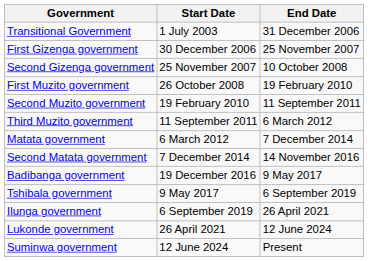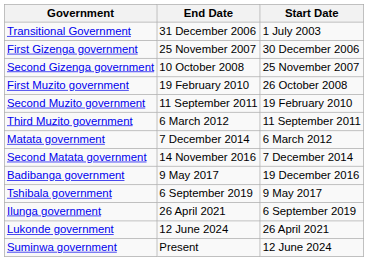columns swapped: (208, 13) <-> (312, 13)
